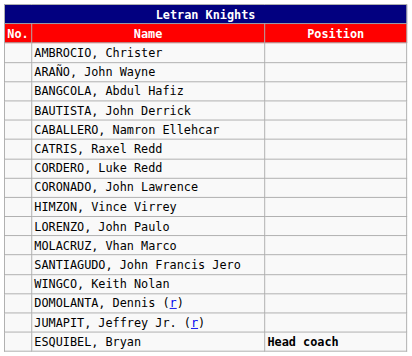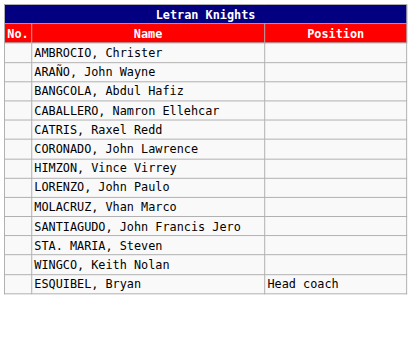- row: (113, 110)
- row: (98, 168)
+ row: (98, 245)
- row: (109, 303)
- row: (120, 323)
(303, 342) bold -> (303, 284) normal
